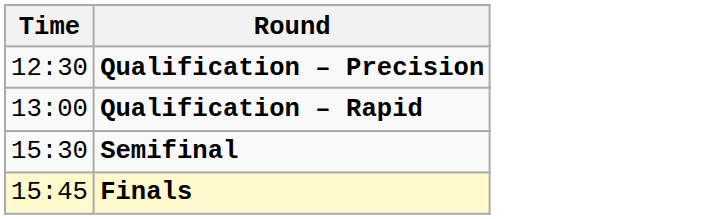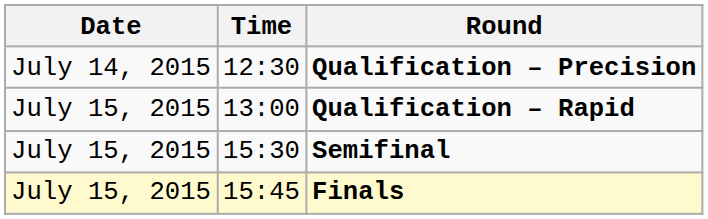+ column: (111, 26)
